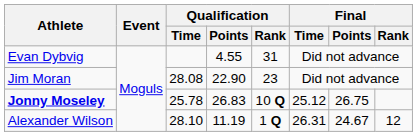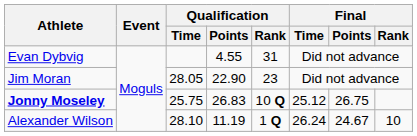(186, 79) 28.08 -> (186, 79) 28.05
(186, 100) 25.78 -> (186, 100) 25.75
(309, 121) 26.31 -> (309, 121) 26.24
(393, 121) 12 -> (393, 121) 10
